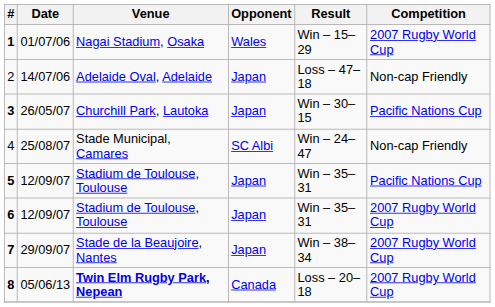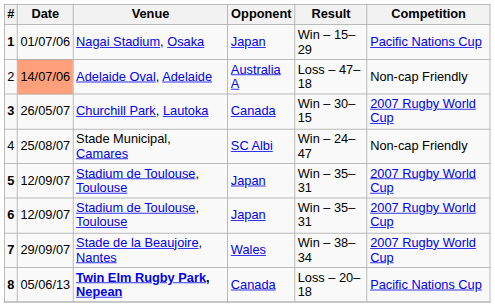(249, 42) Wales -> (248, 42) Japan
(423, 42) 2007 Rugby World Cup -> (426, 42) Pacific Nations Cup
(45, 76) no background -> (45, 76) lightsalmon background
(249, 76) Japan -> (256, 76) Australia A
(249, 111) Japan -> (253, 111) Canada
(426, 111) Pacific Nations Cup -> (423, 111) 2007 Rugby World Cup
(426, 180) Pacific Nations Cup -> (423, 180) 2007 Rugby World Cup
(249, 250) Japan -> (248, 250) Wales
(423, 285) 2007 Rugby World Cup -> (426, 285) Pacific Nations Cup
